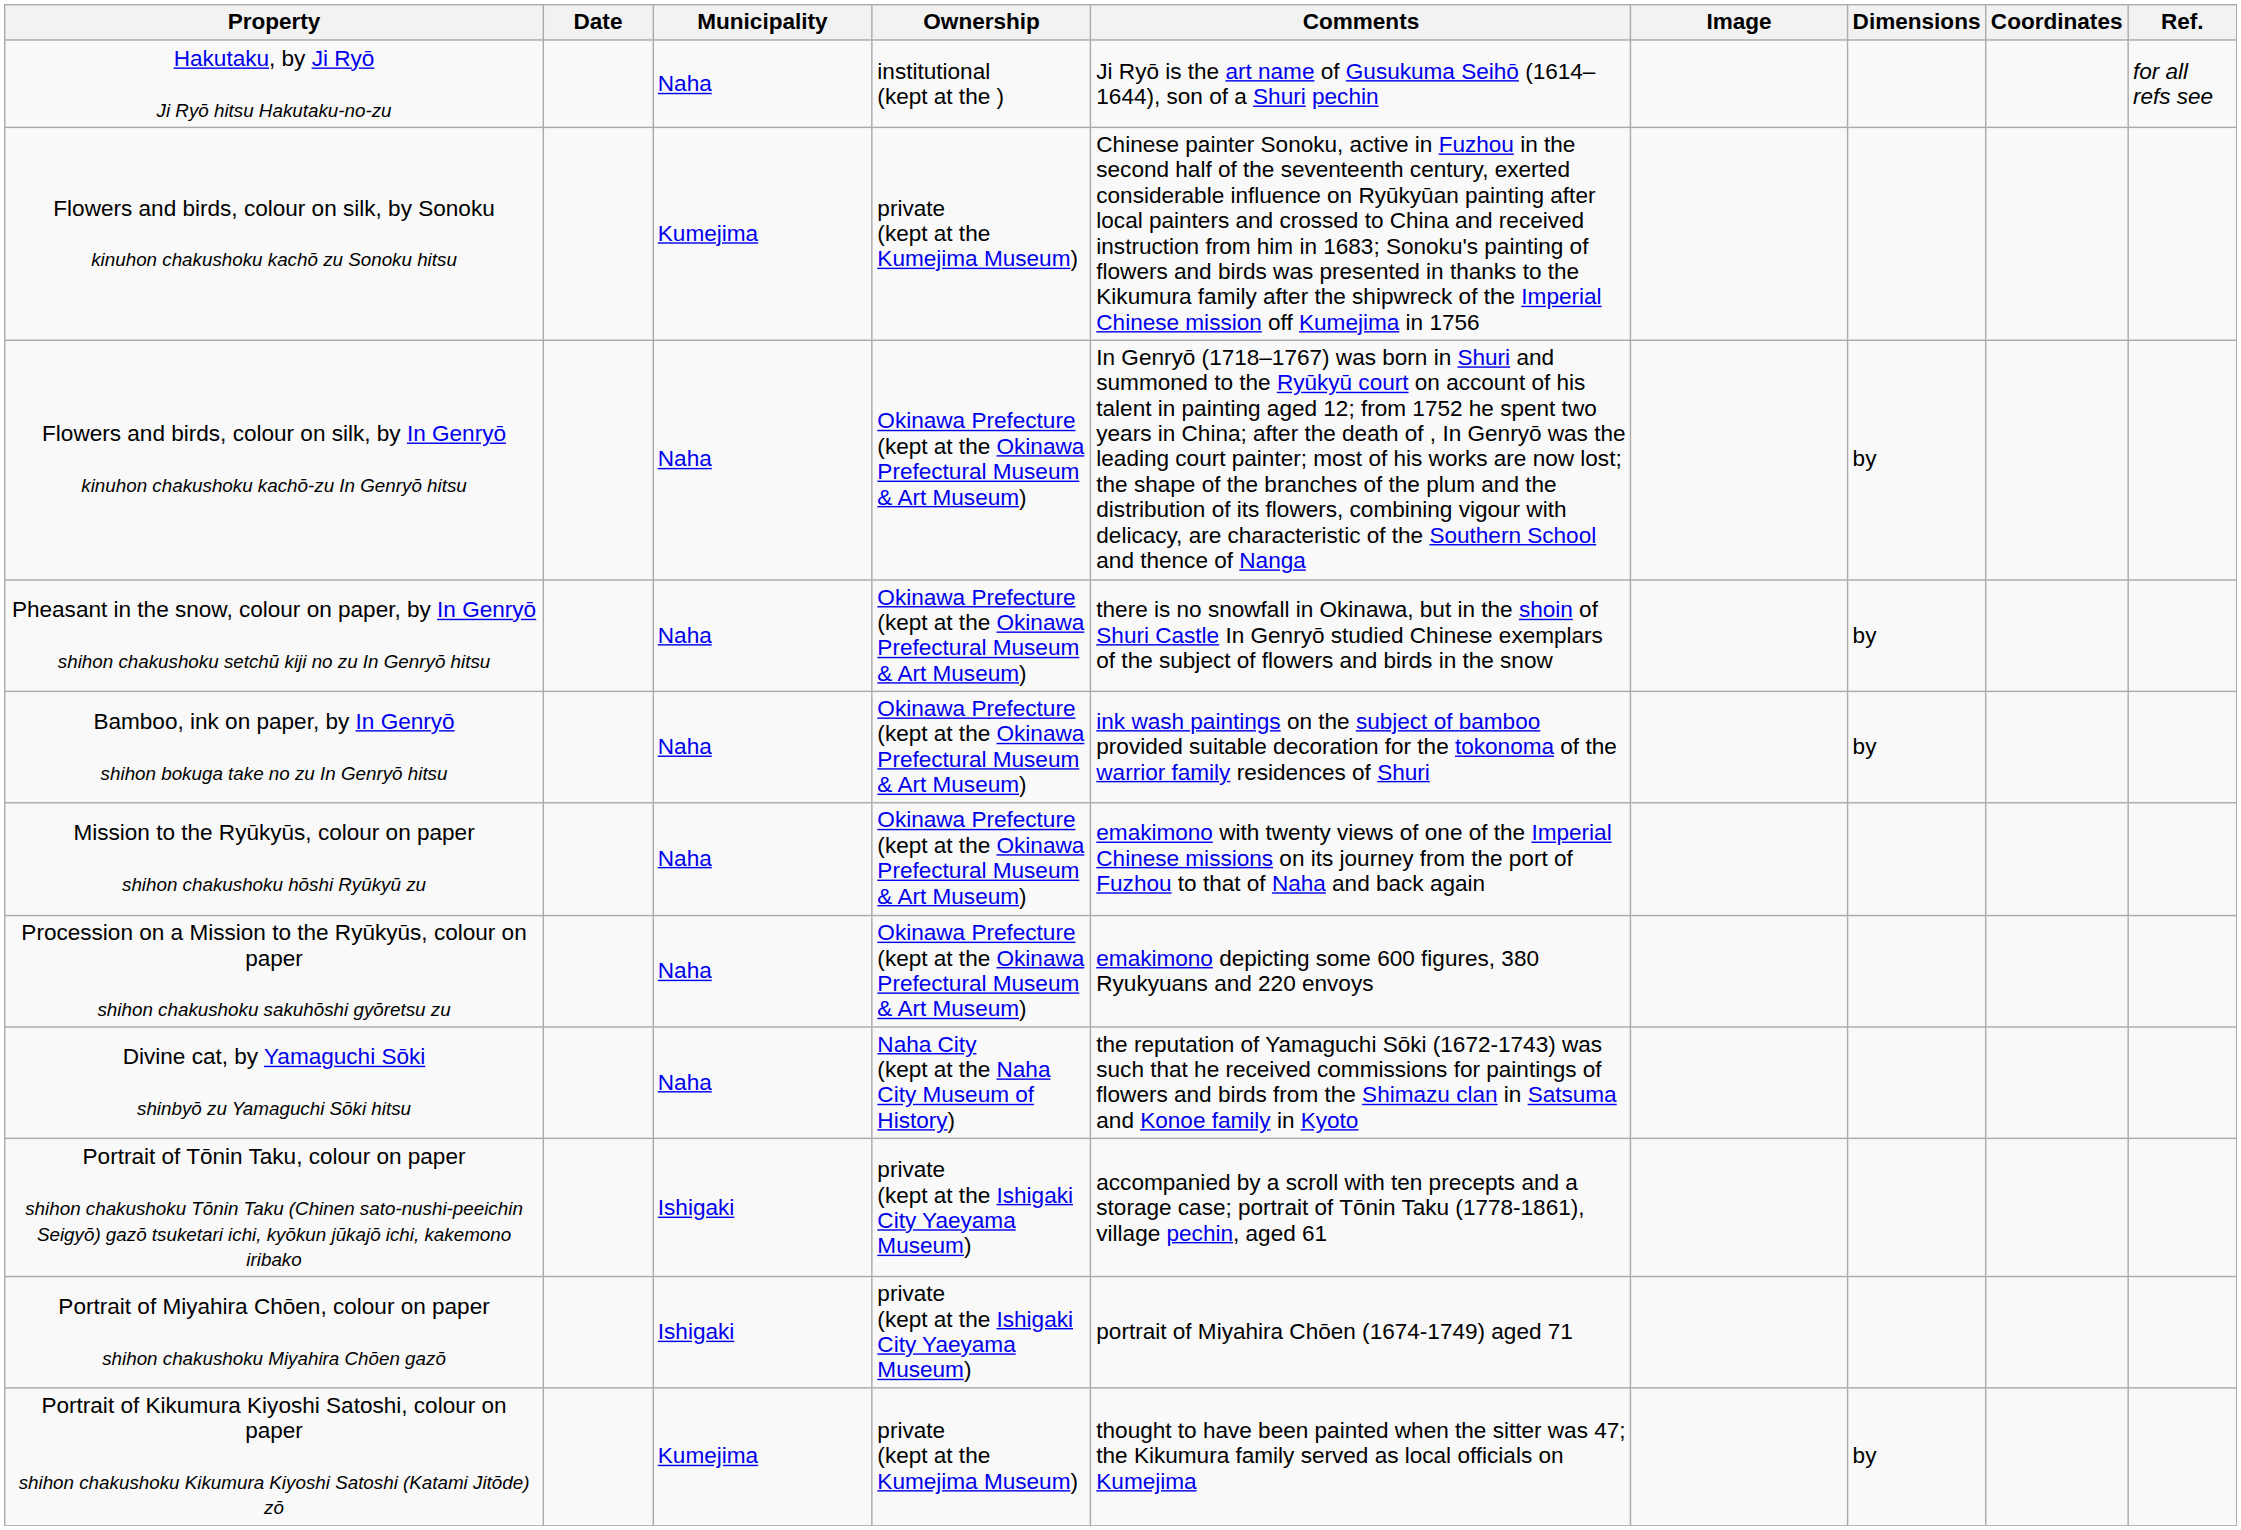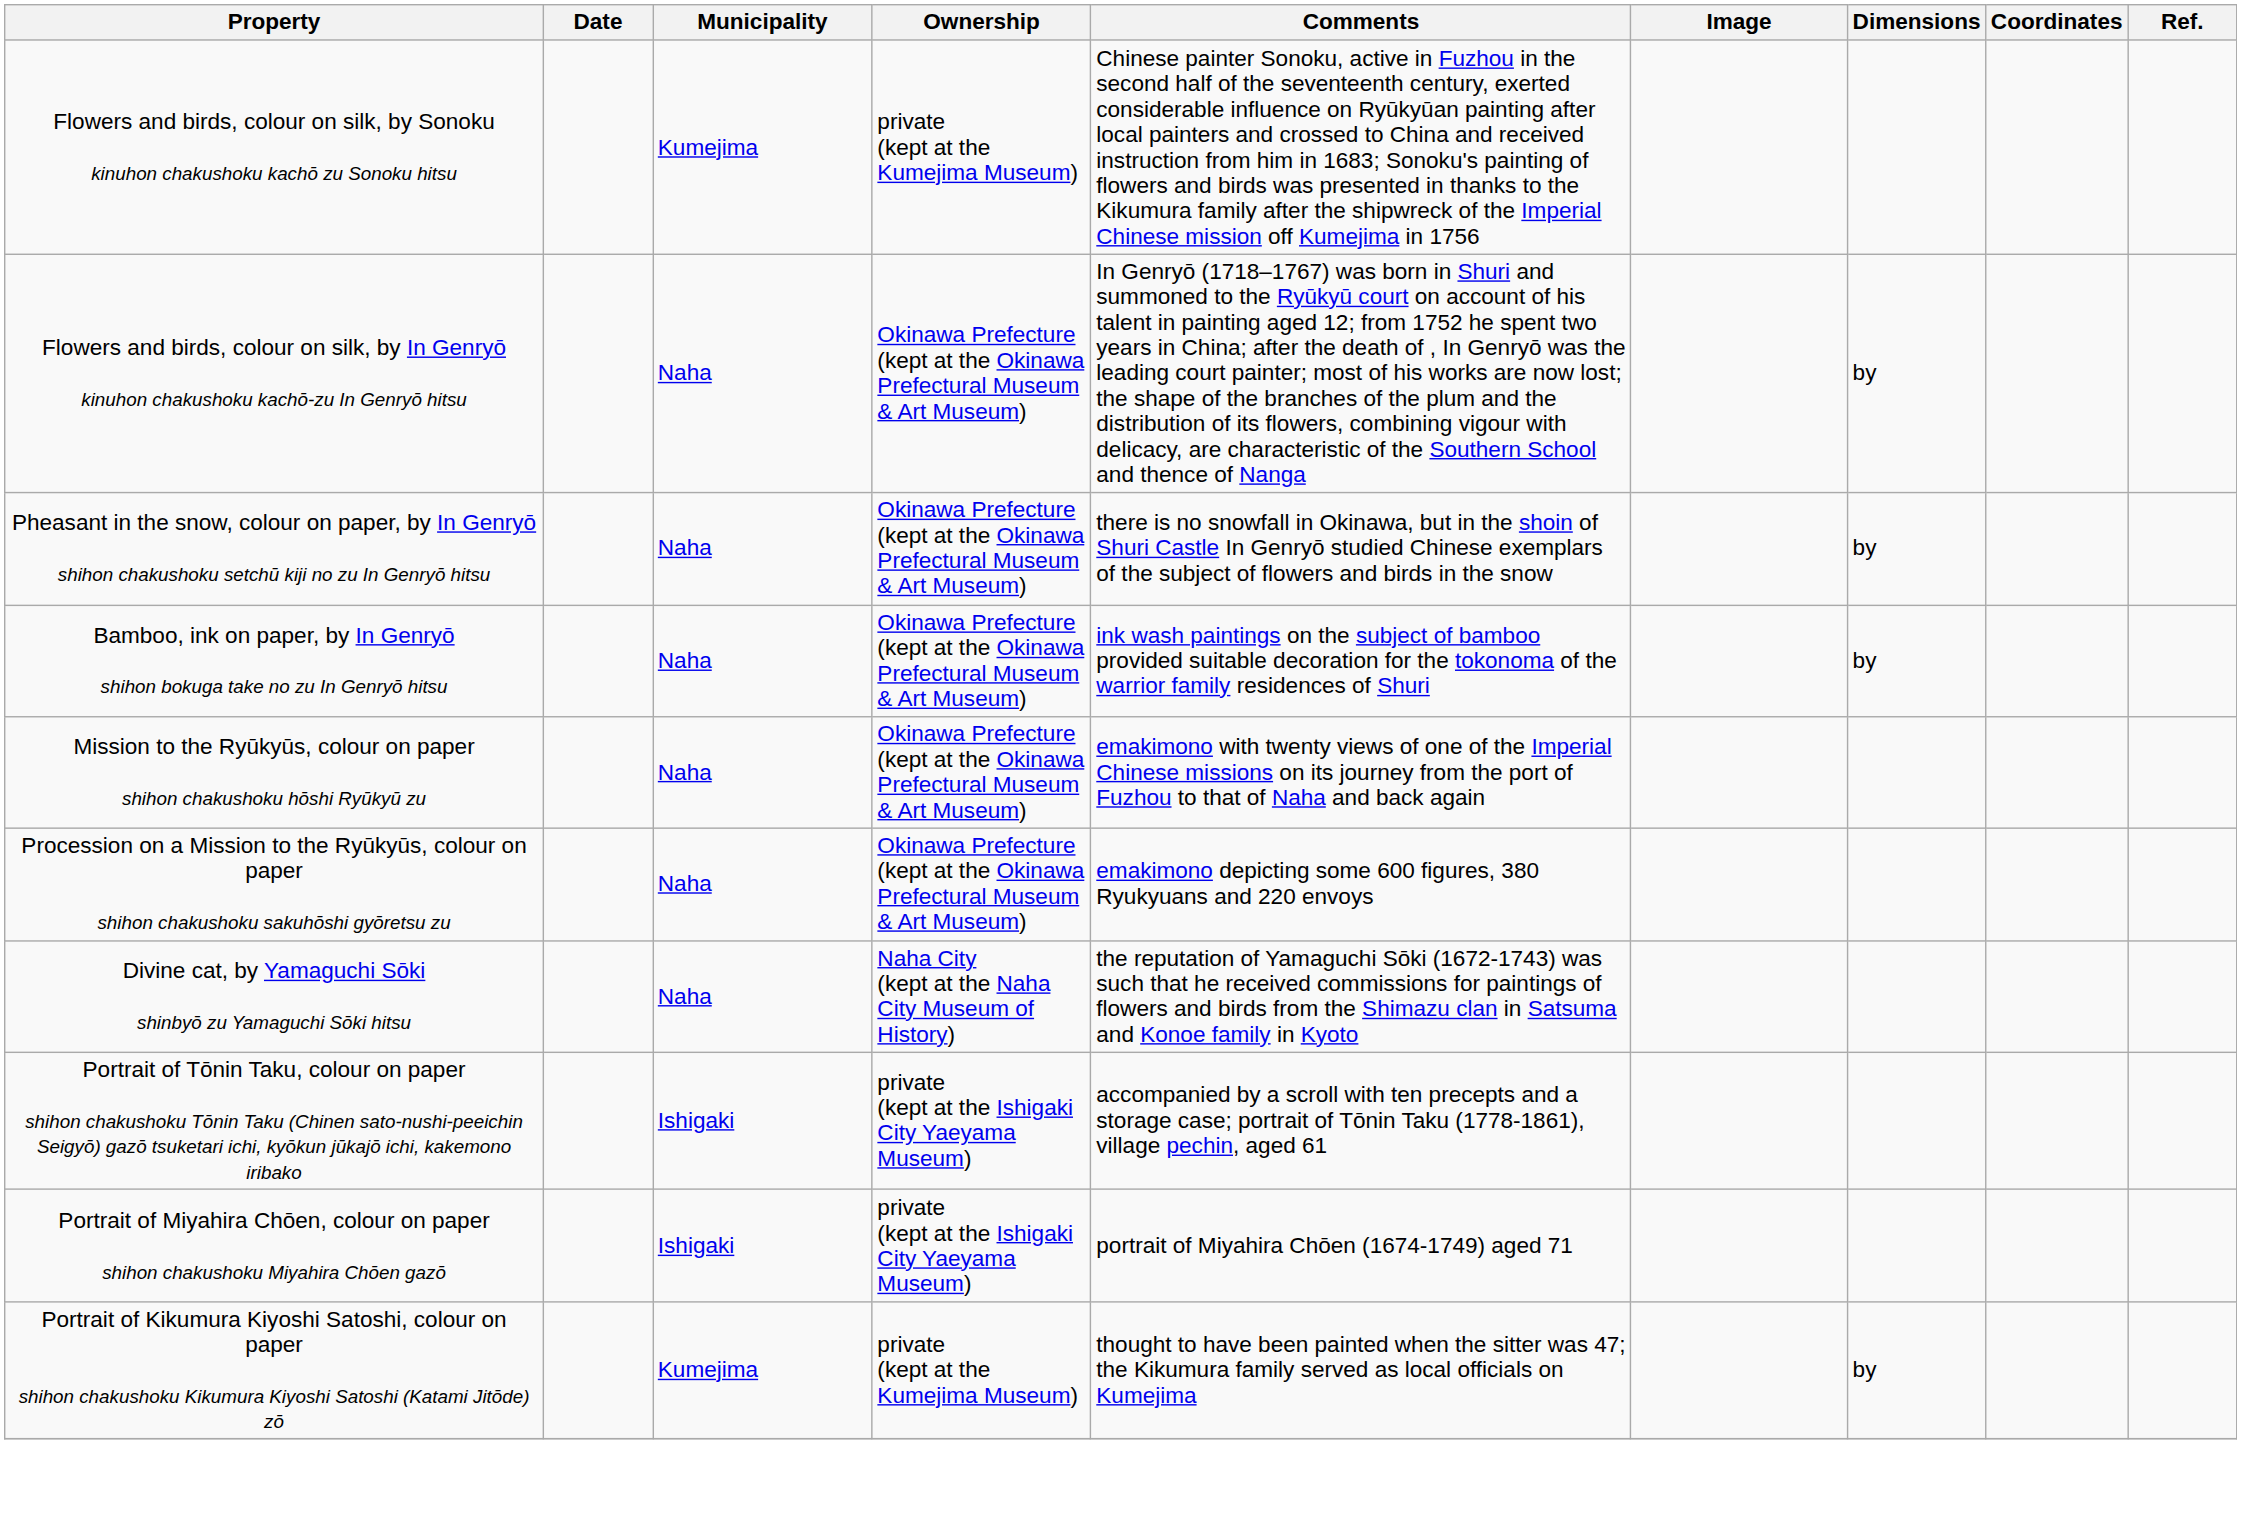- row: (274, 83)
